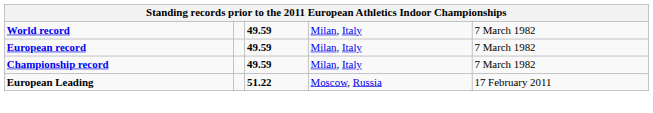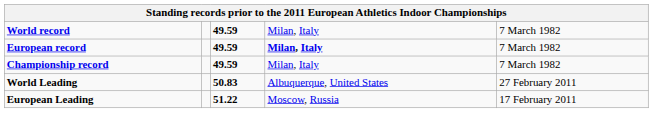(336, 47) normal -> (295, 47) bold
+ row: (42, 82)
